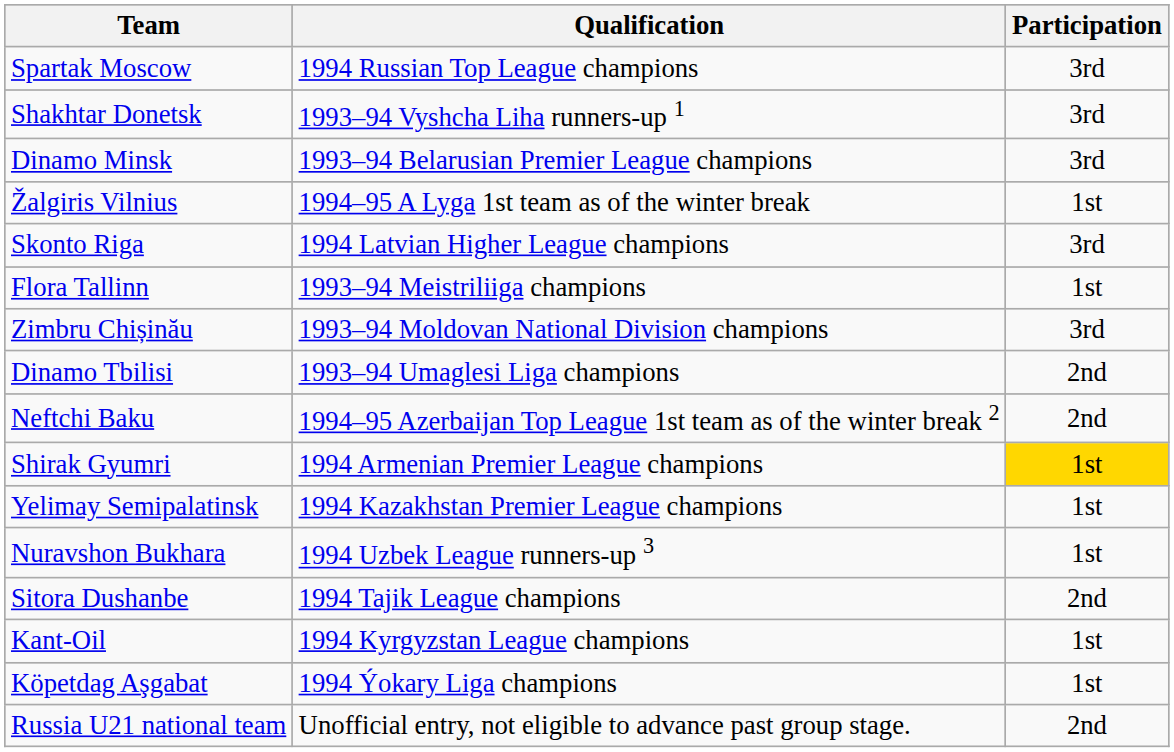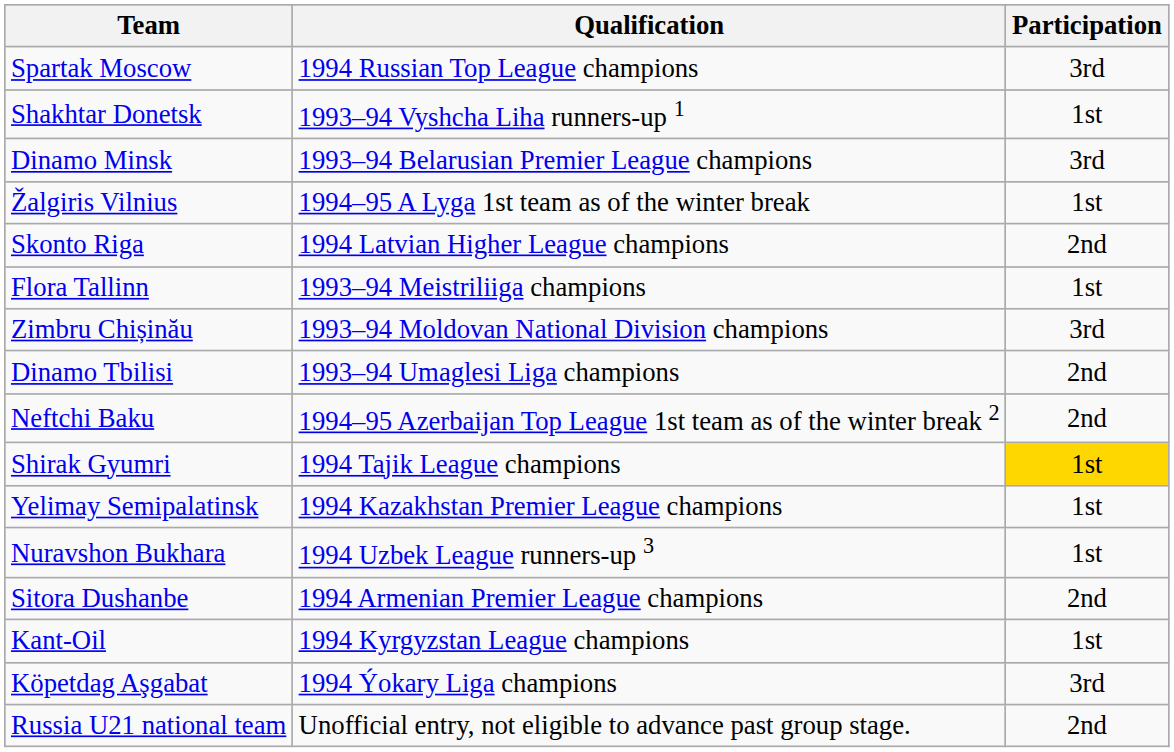(1087, 114) 3rd -> (1087, 114) 1st
(1087, 244) 3rd -> (1087, 244) 2nd
(531, 463) 1994 Armenian Premier League champions -> (460, 463) 1994 Tajik League champions
(460, 598) 1994 Tajik League champions -> (531, 598) 1994 Armenian Premier League champions
(1087, 683) 1st -> (1087, 683) 3rd
